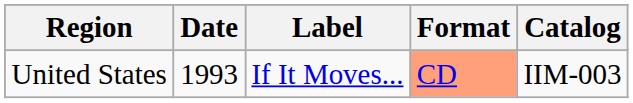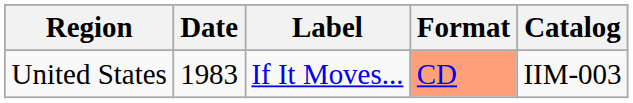(209, 73) 1993 -> (209, 73) 1983
